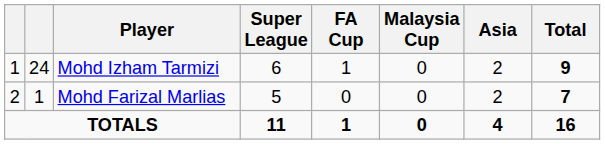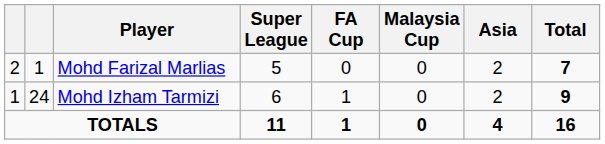rows swapped: (138, 68) <-> (141, 97)
